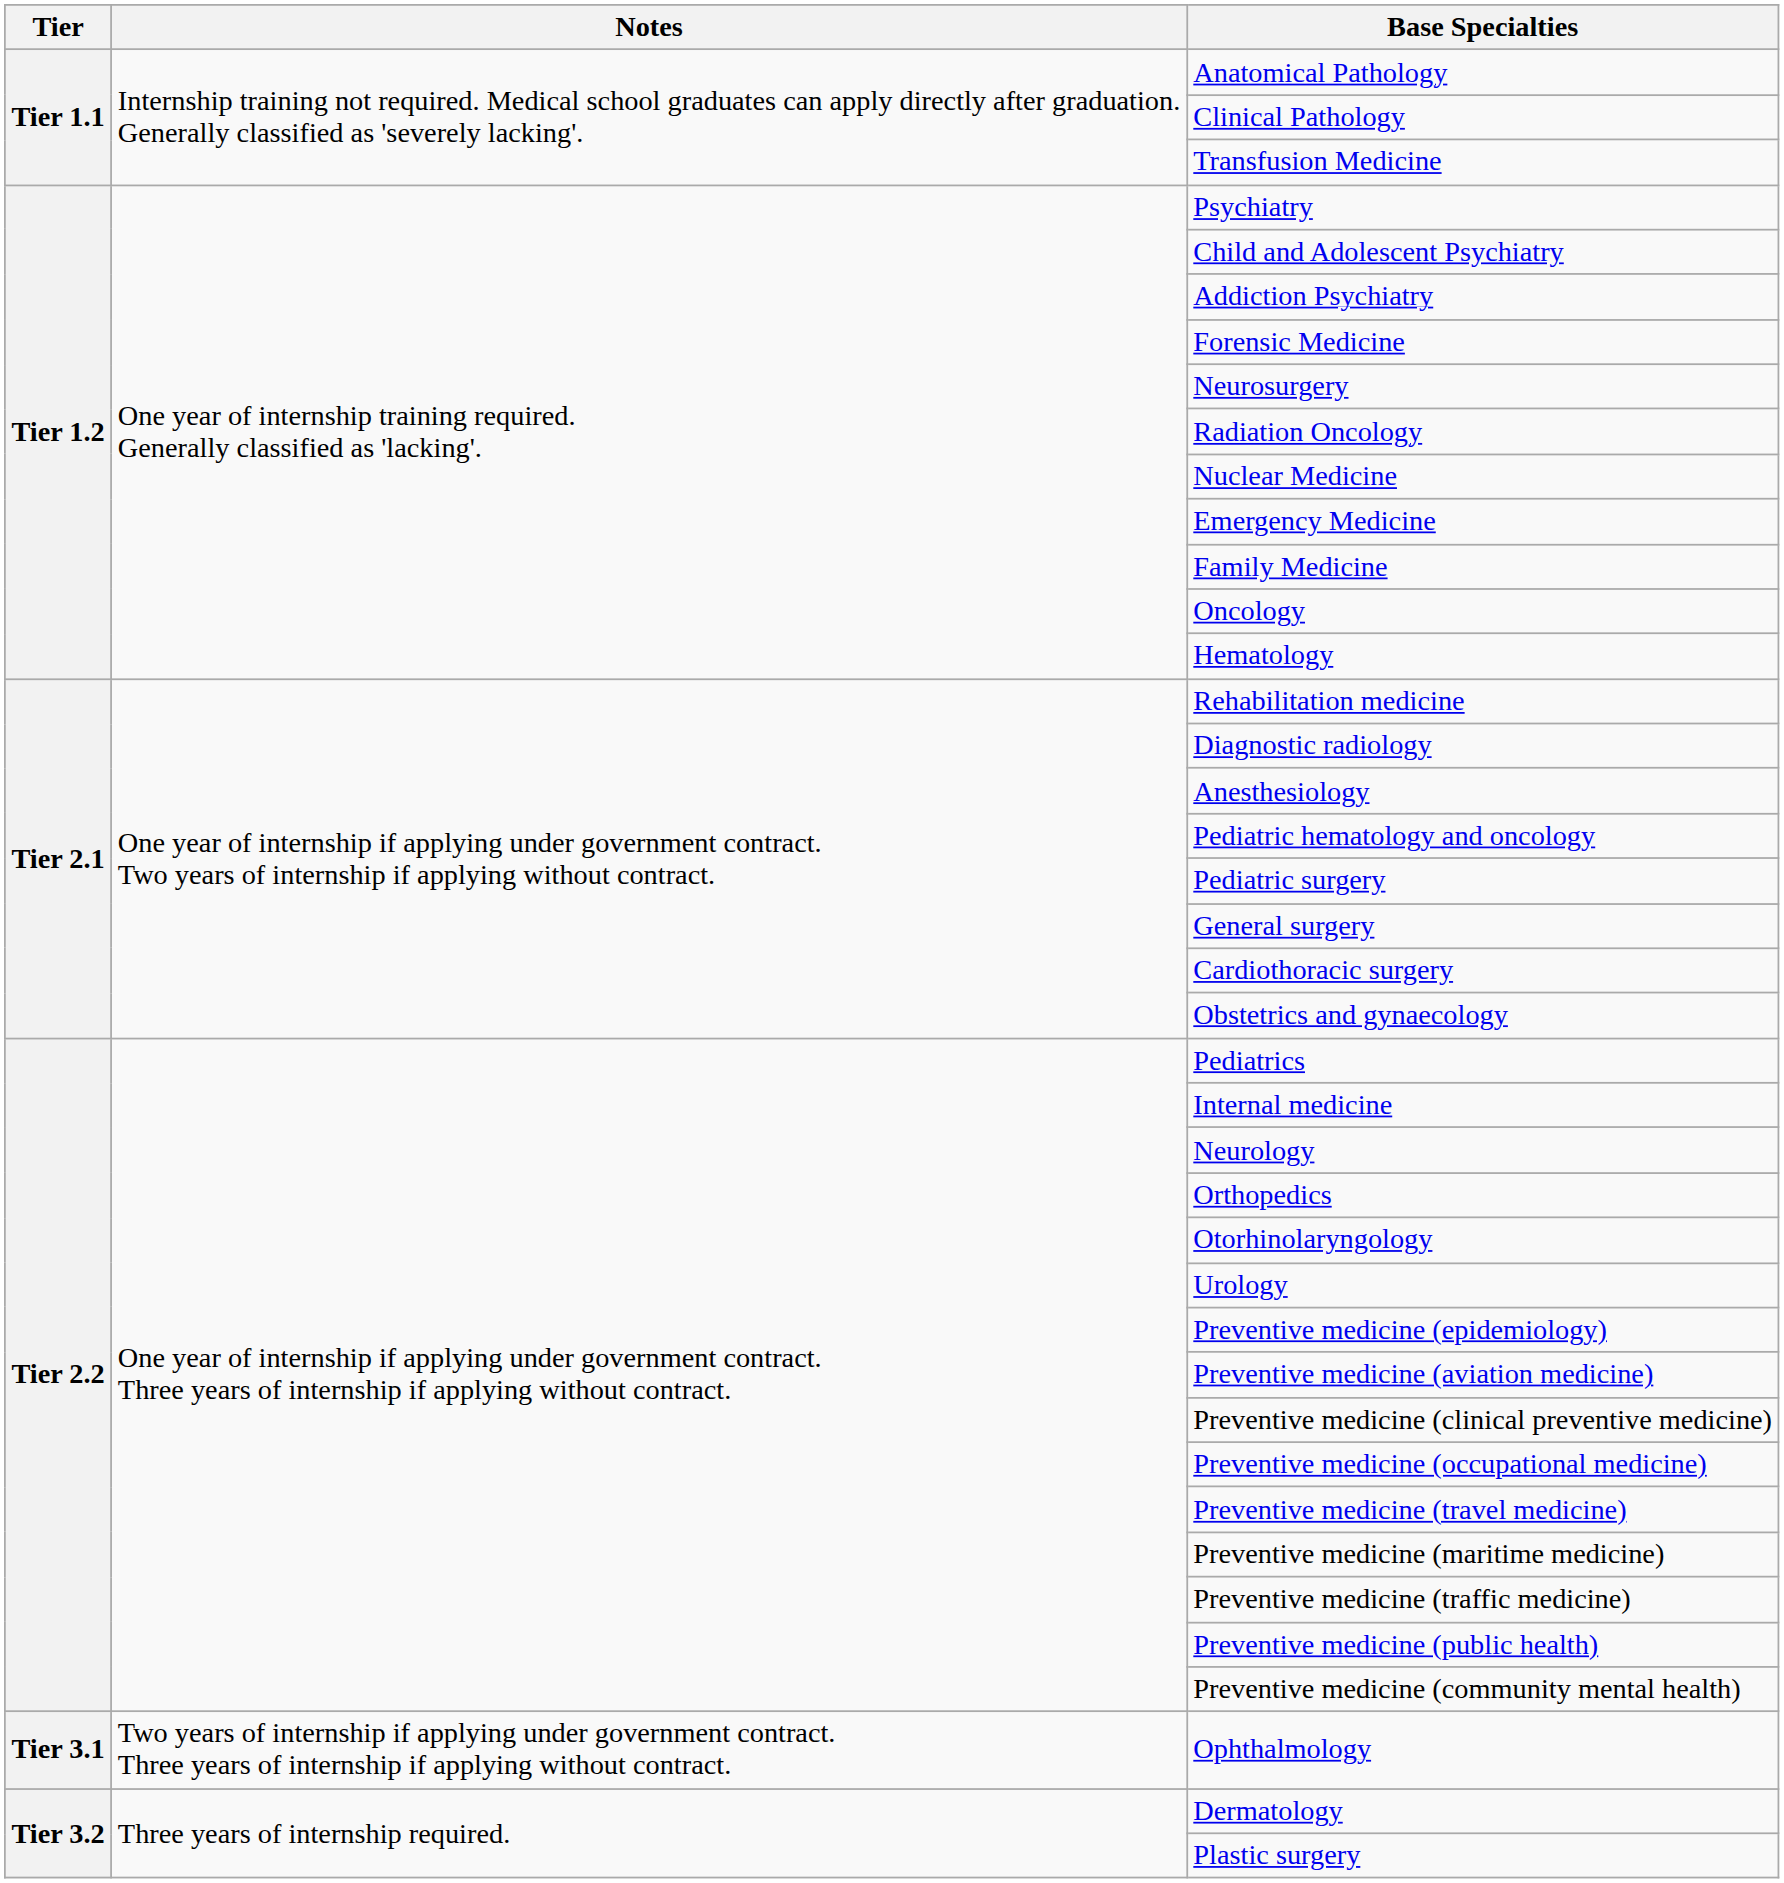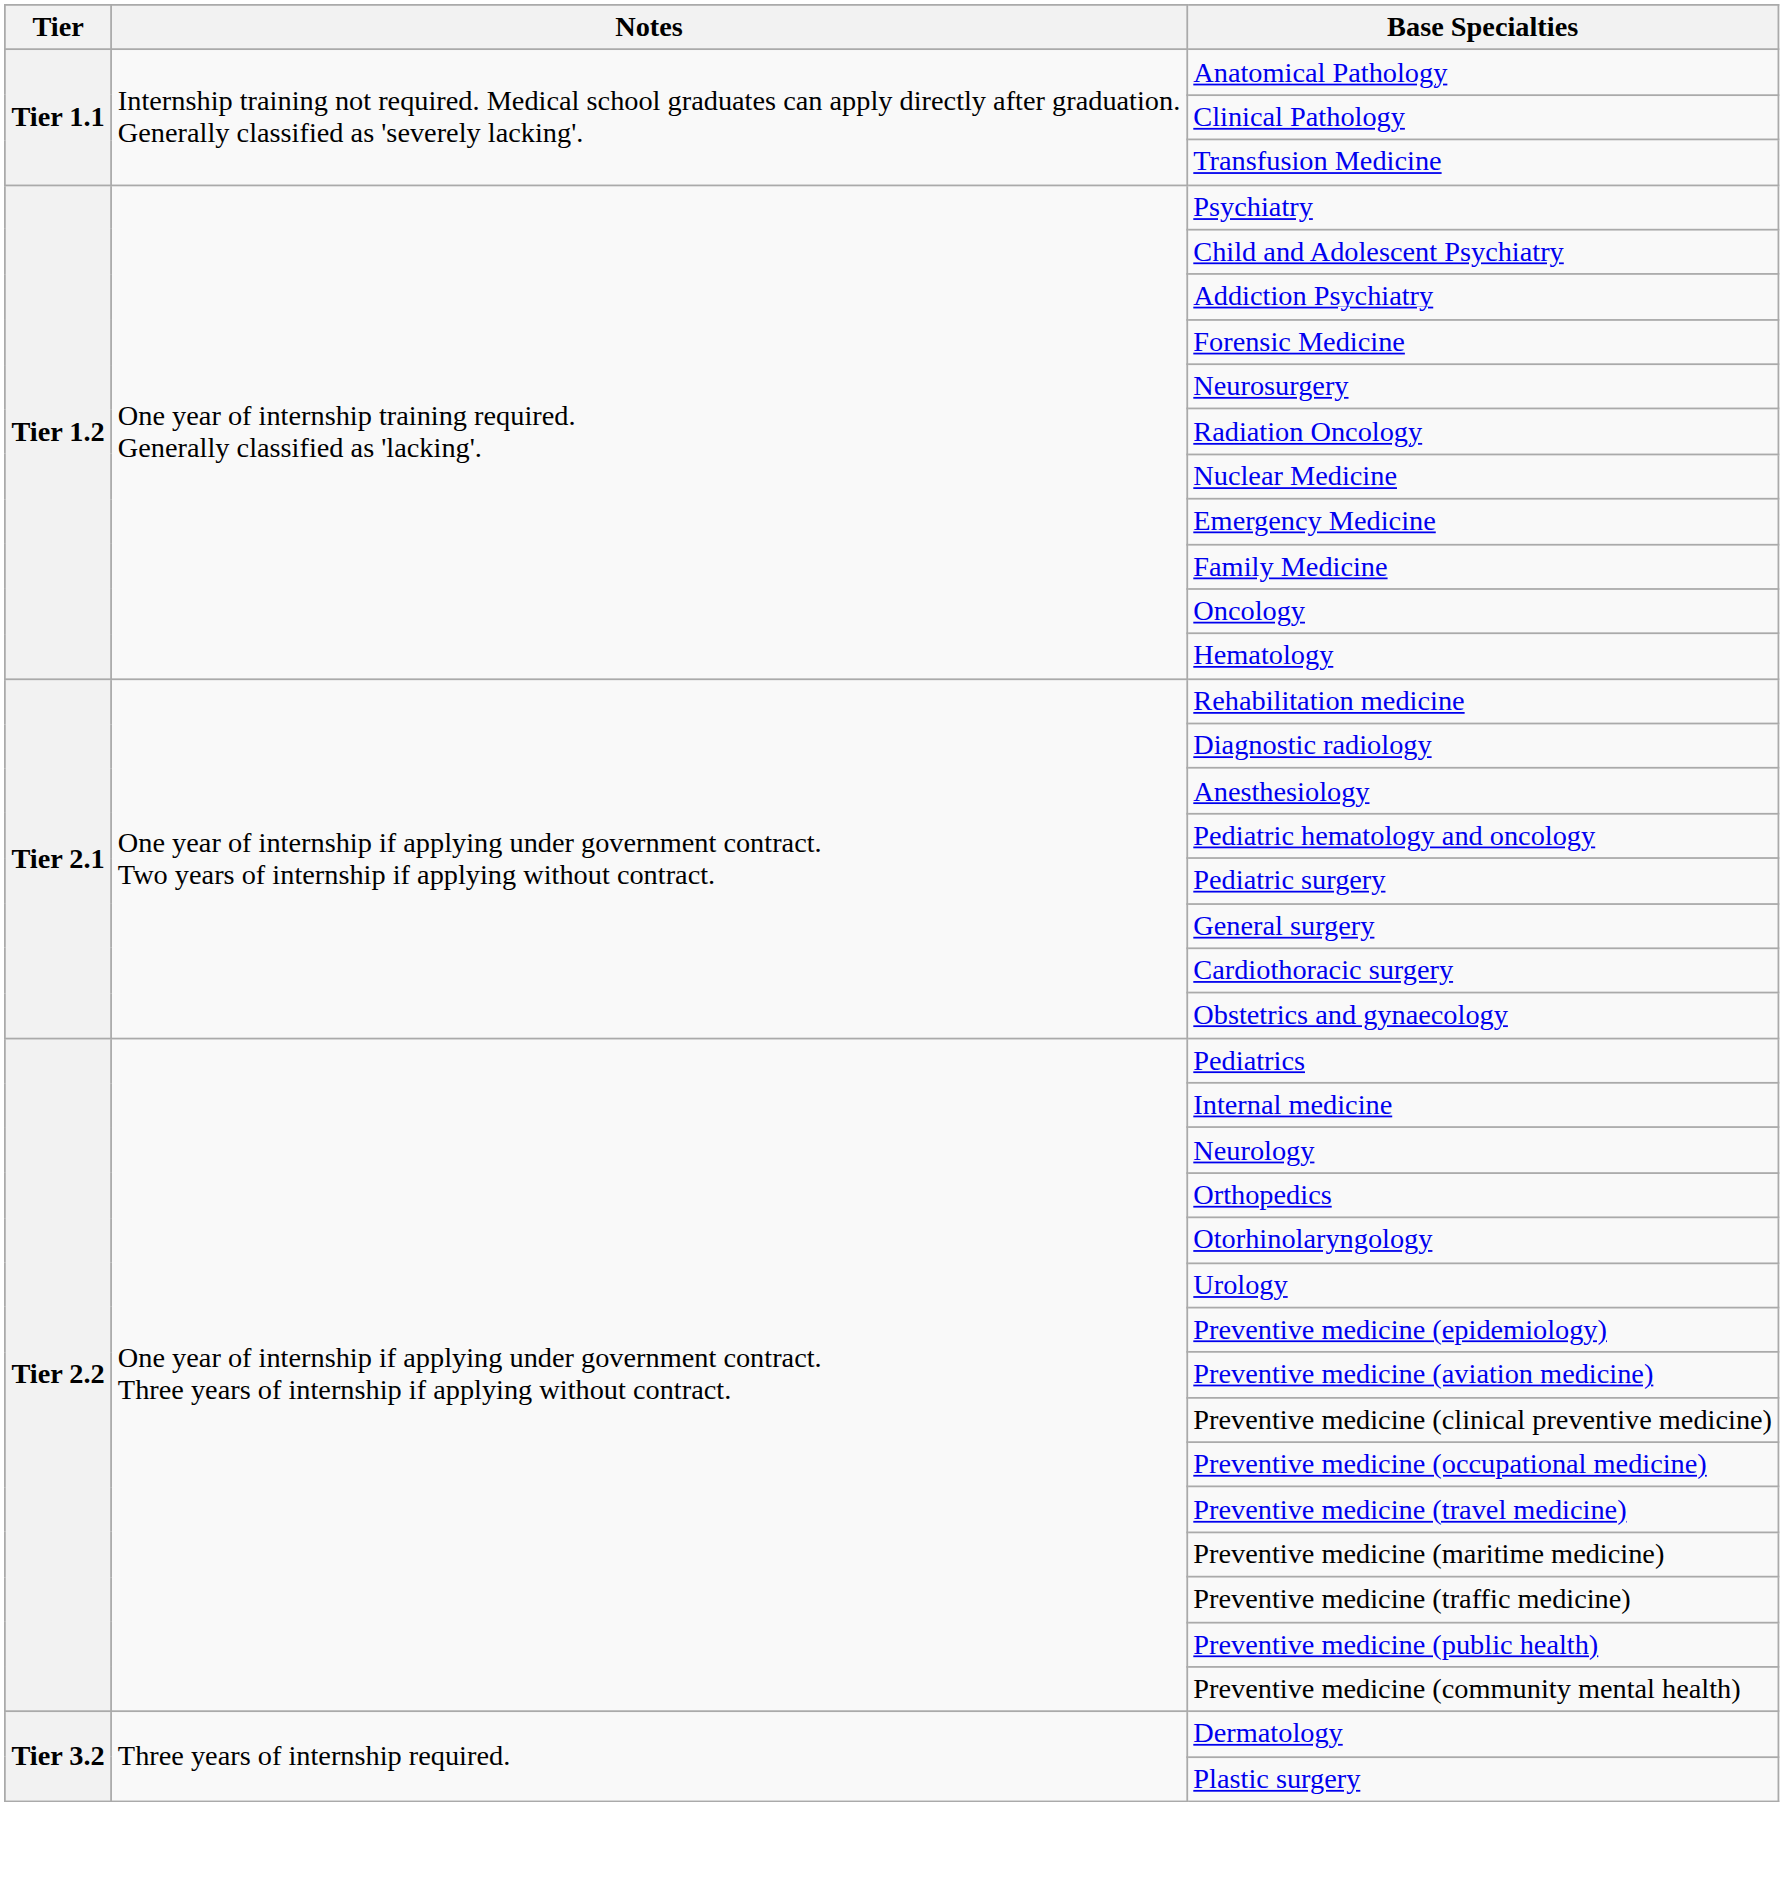- row: (1282, 1749)
